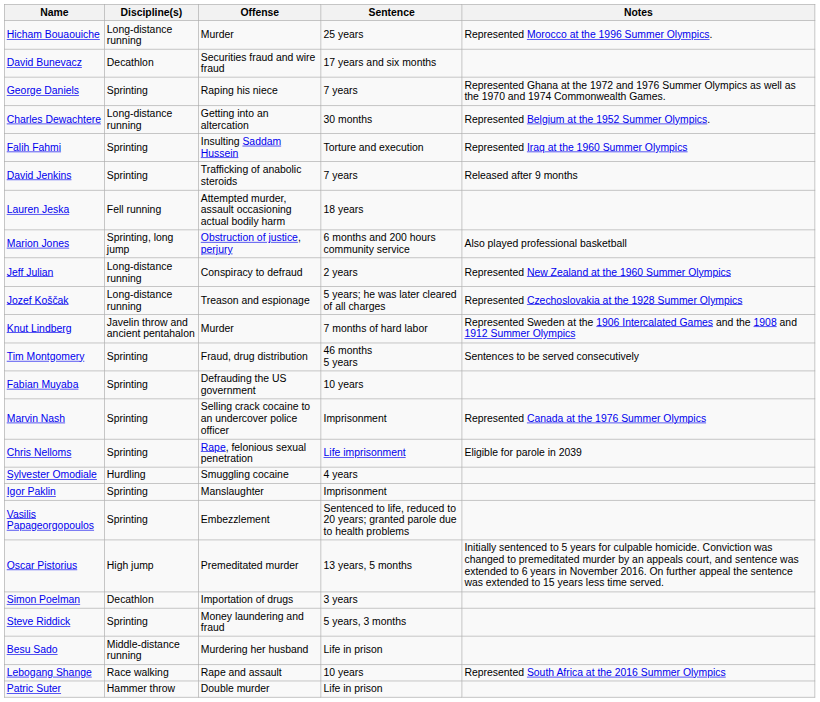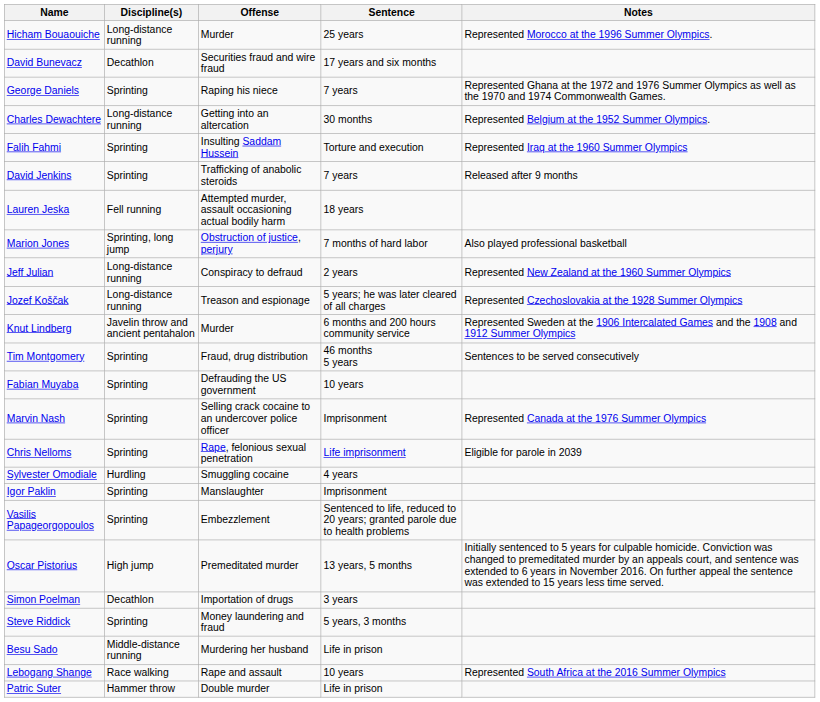(380, 244) 6 months and 200 hours community service -> (376, 244) 7 months of hard labor
(376, 328) 7 months of hard labor -> (380, 328) 6 months and 200 hours community service
